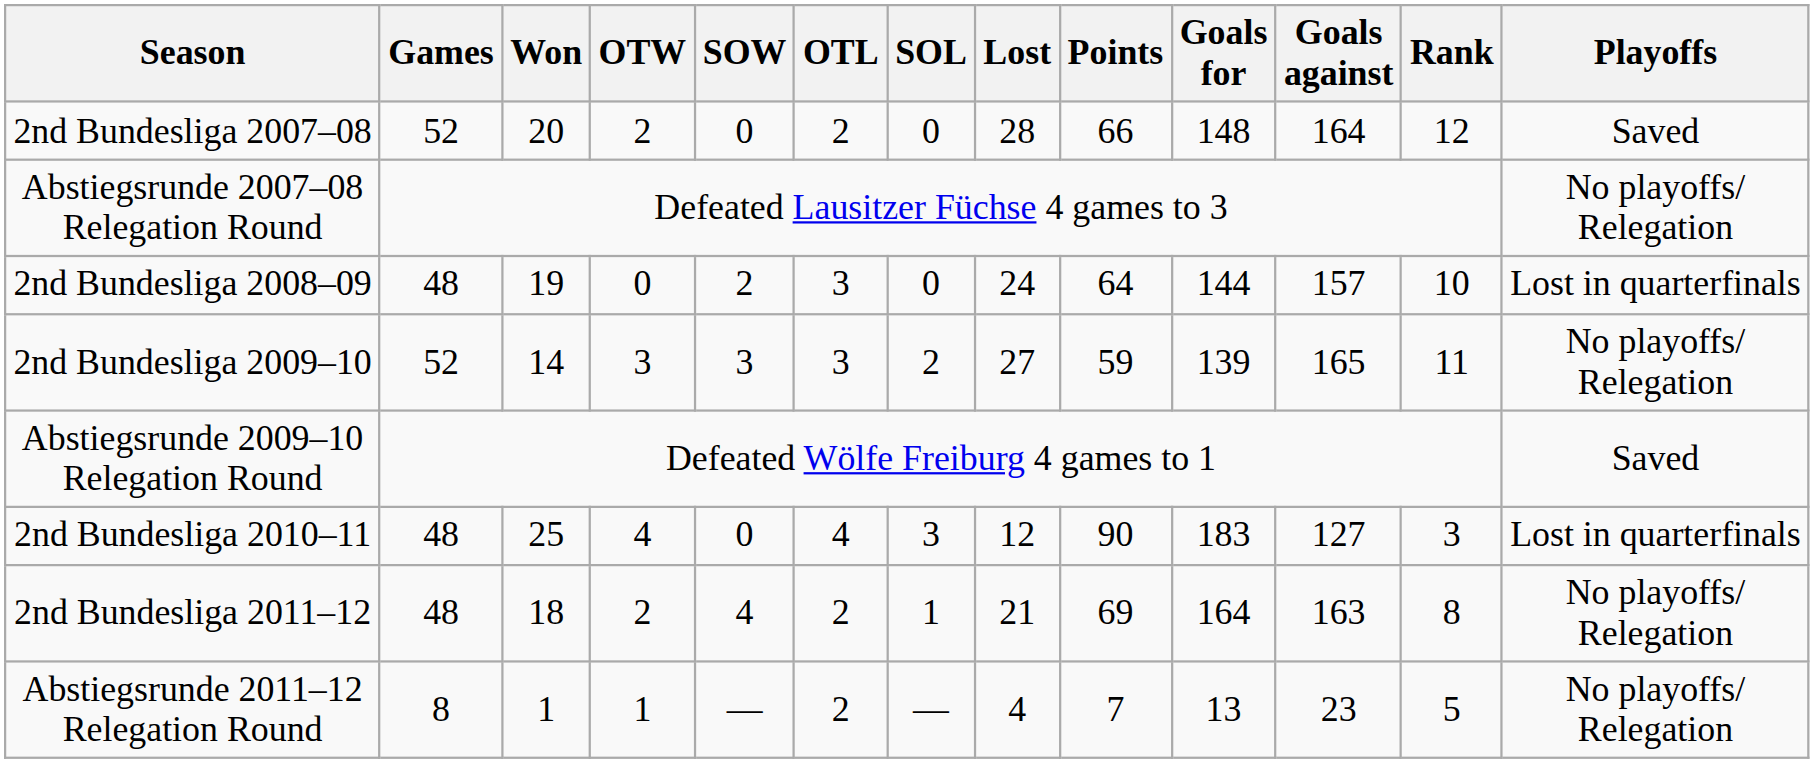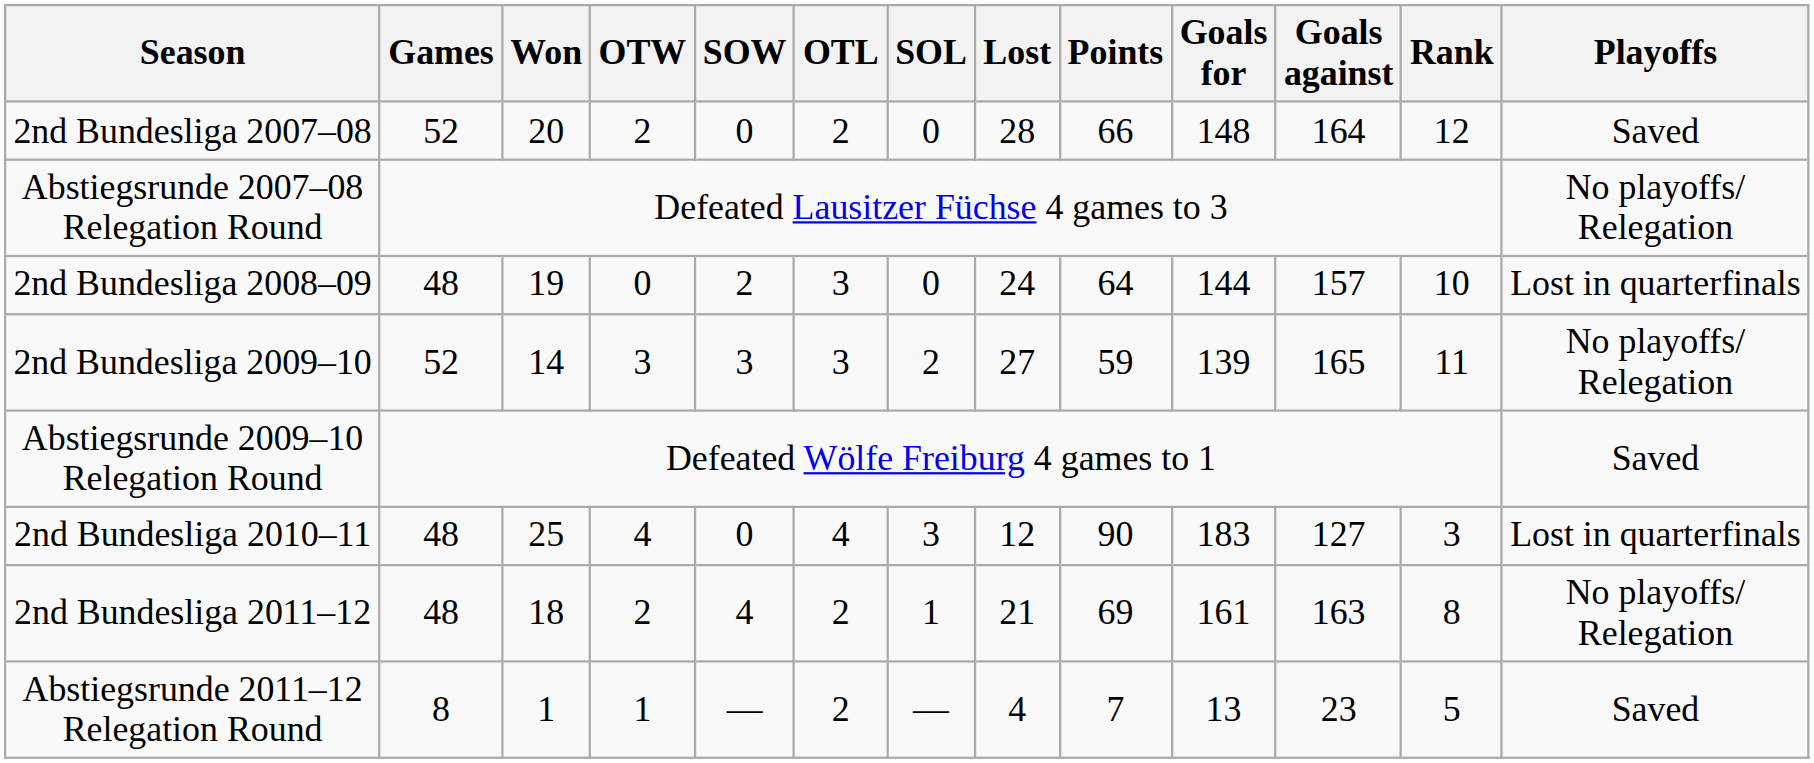(1224, 612) 164 -> (1224, 612) 161
(1655, 709) No playoffs/ Relegation -> (1655, 709) Saved
